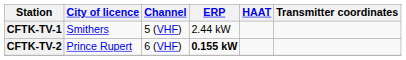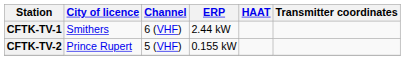(163, 30) 5 (VHF) -> (163, 30) 6 (VHF)
(163, 47) 6 (VHF) -> (163, 47) 5 (VHF)
(214, 47) bold -> (214, 47) normal
